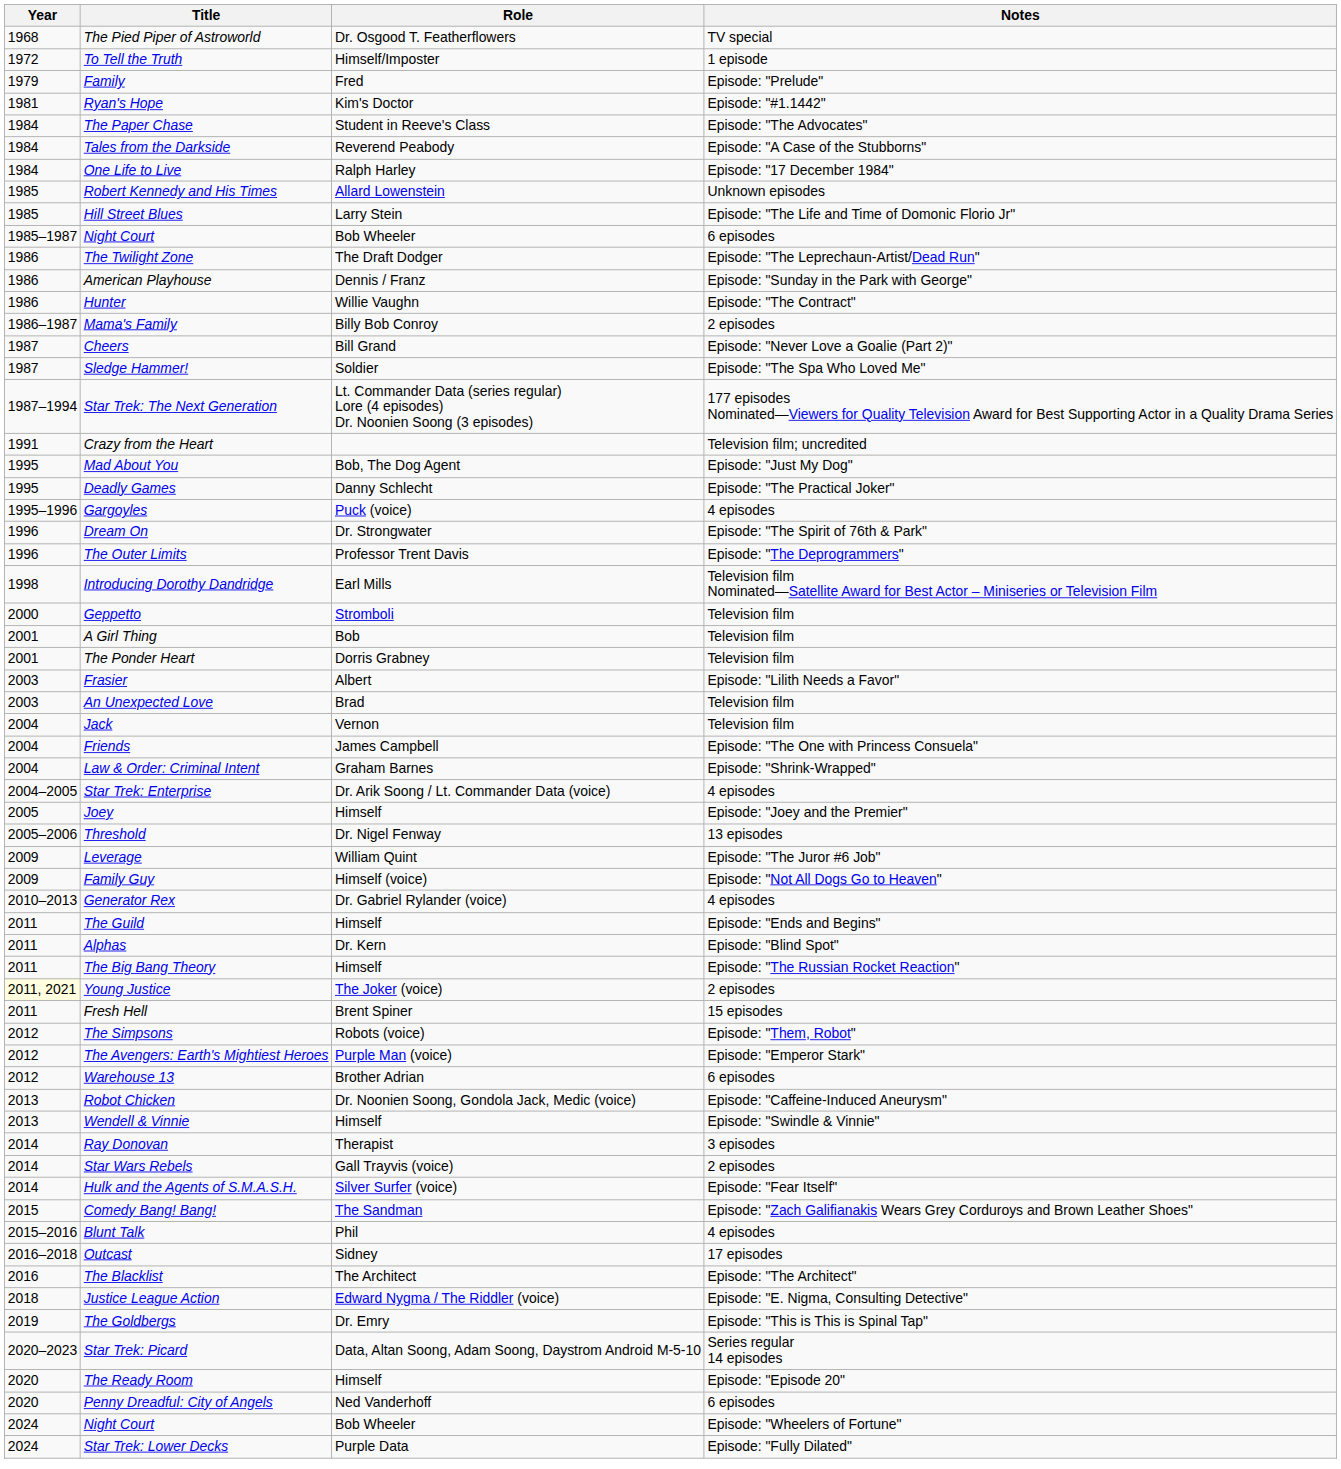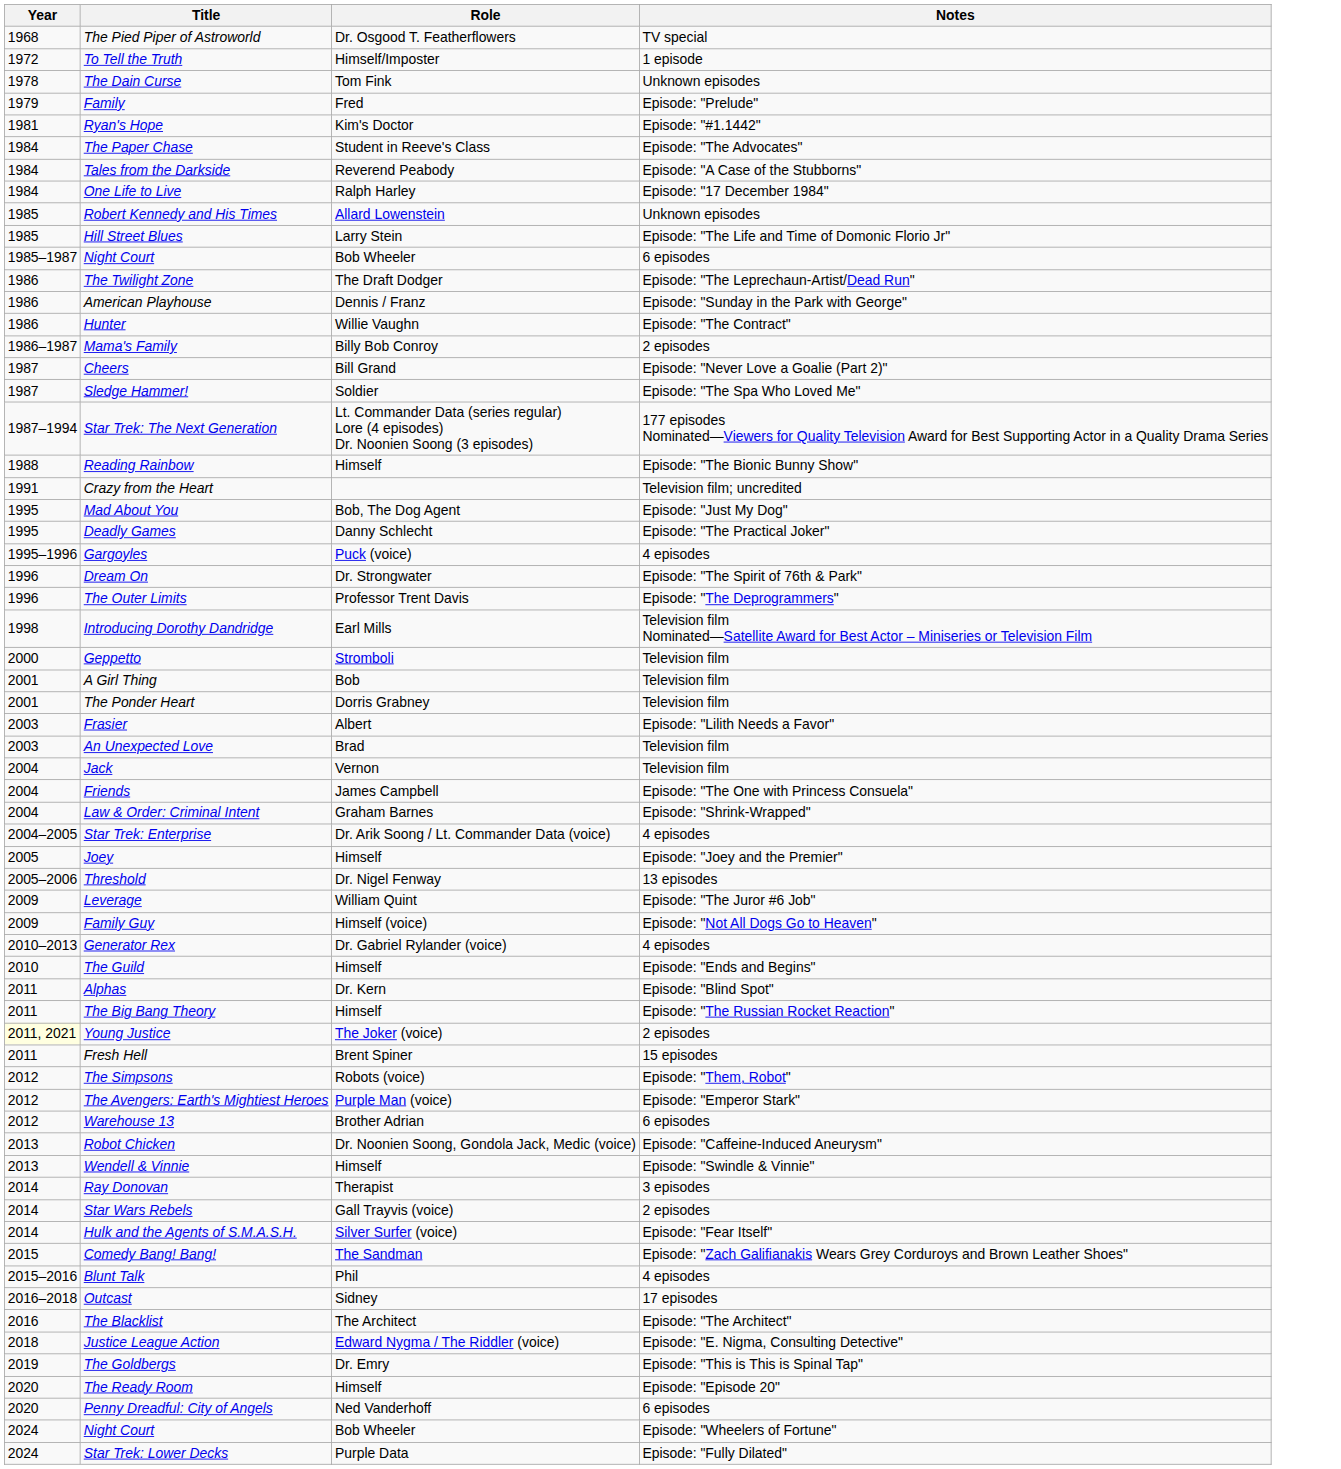+ row: (132, 81)
+ row: (139, 466)
(23, 923) 2011 -> (23, 967) 2010
- row: (135, 1350)
